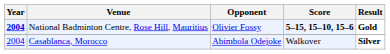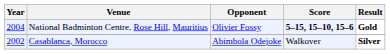(16, 27) bold -> (16, 27) normal
(16, 42) 2004 -> (16, 42) 2002
